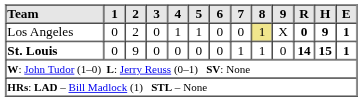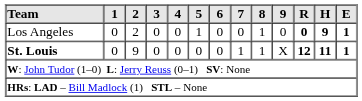(178, 32) 1 -> (178, 32) 0
(262, 32) khaki background -> (262, 32) no background
(283, 32) X -> (283, 32) 0
(283, 50) 0 -> (283, 50) X
(304, 50) 14 -> (304, 50) 12
(325, 50) 15 -> (325, 50) 11
